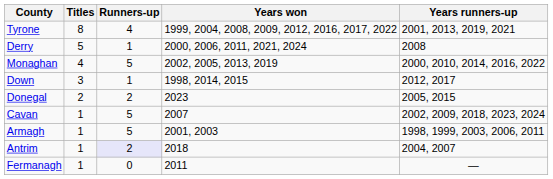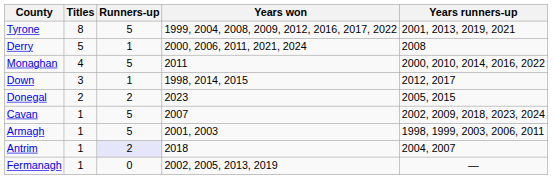(129, 30) 4 -> (129, 30) 5
(221, 64) 2002, 2005, 2013, 2019 -> (176, 64) 2011
(176, 166) 2011 -> (221, 166) 2002, 2005, 2013, 2019
